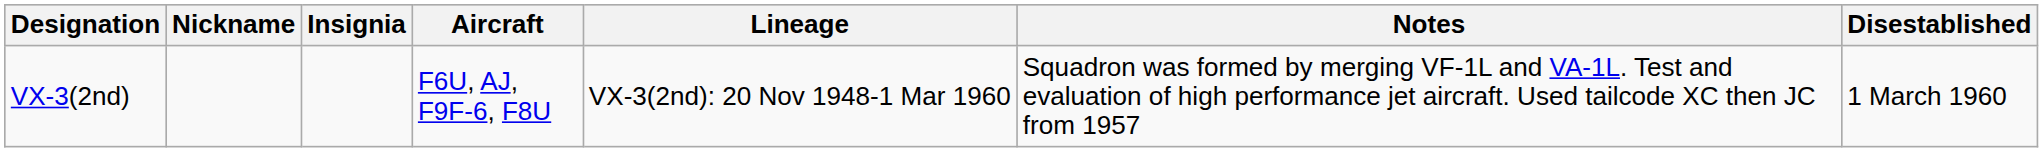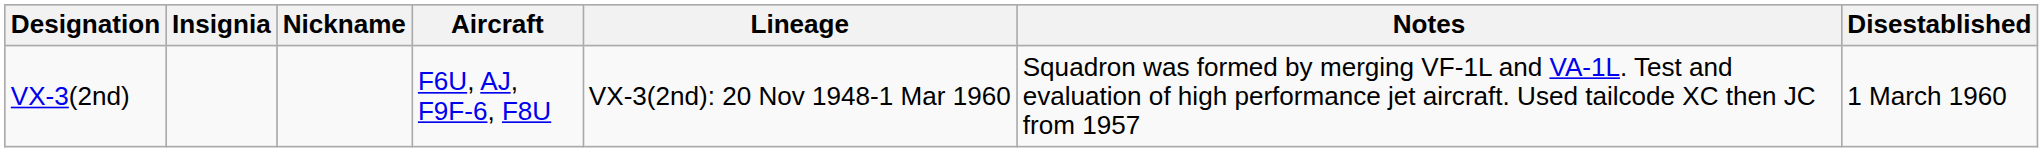columns swapped: (357, 25) <-> (234, 25)
